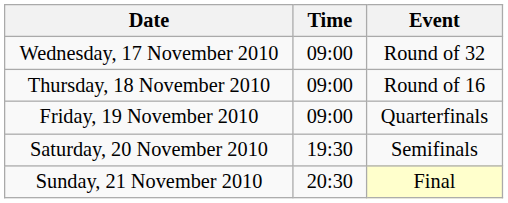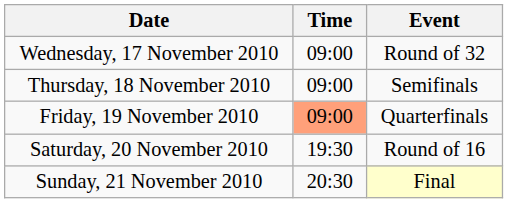(434, 85) Round of 16 -> (434, 85) Semifinals
(330, 117) no background -> (330, 117) lightsalmon background
(434, 149) Semifinals -> (434, 149) Round of 16
